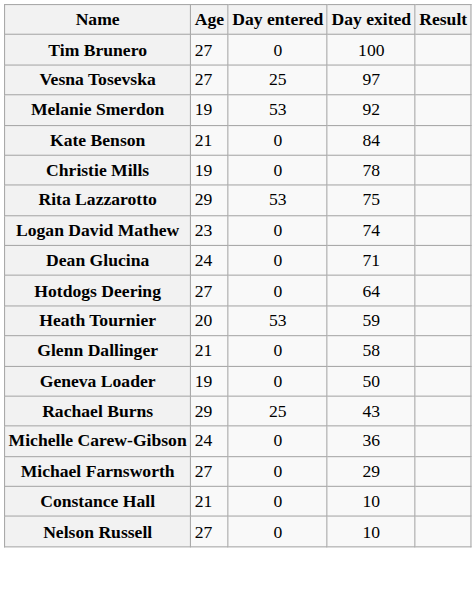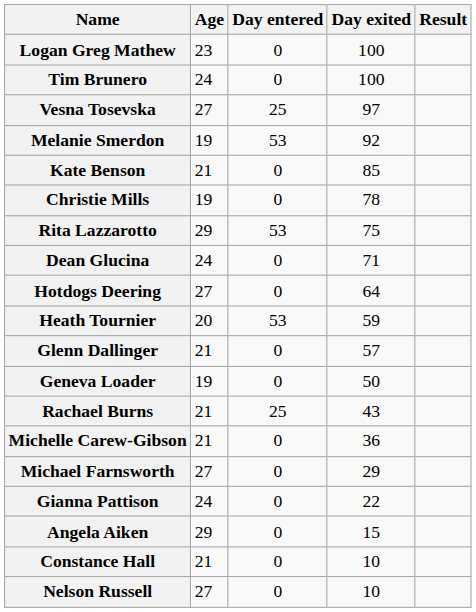+ row: (98, 49)
(204, 49) 27 -> (204, 79) 24
(371, 140) 84 -> (371, 170) 85
- row: (98, 230)
(371, 350) 58 -> (371, 350) 57
(204, 411) 29 -> (204, 411) 21
(204, 441) 24 -> (204, 441) 21
+ row: (98, 501)
+ row: (98, 531)
